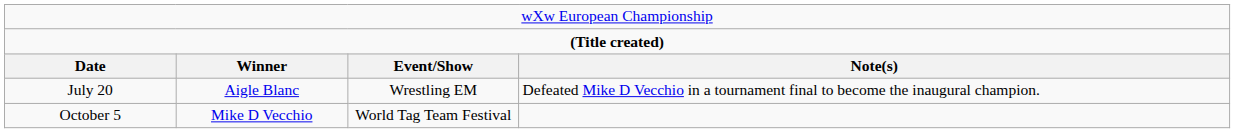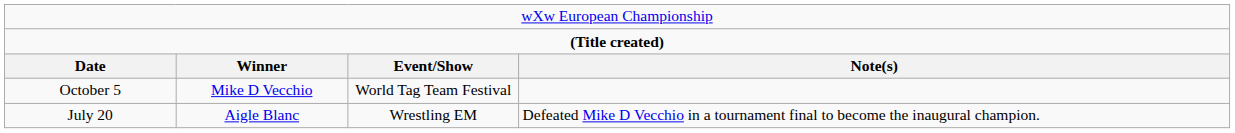rows swapped: (90, 90) <-> (90, 115)
